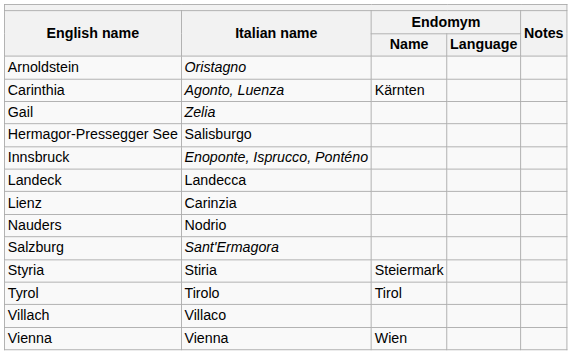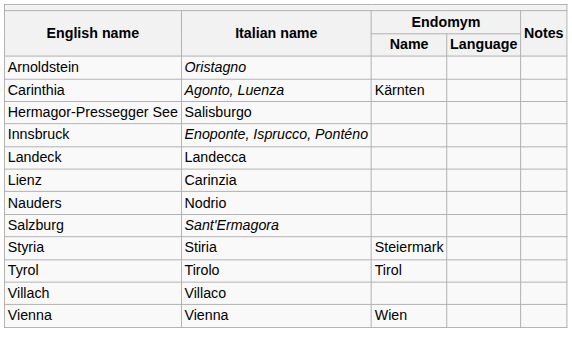- row: (20, 112)
